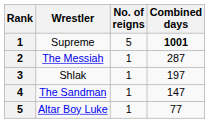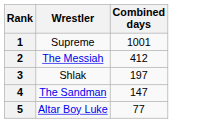- column: (129, 19)
(176, 42) bold -> (139, 42) normal
(176, 59) 287 -> (139, 59) 412
